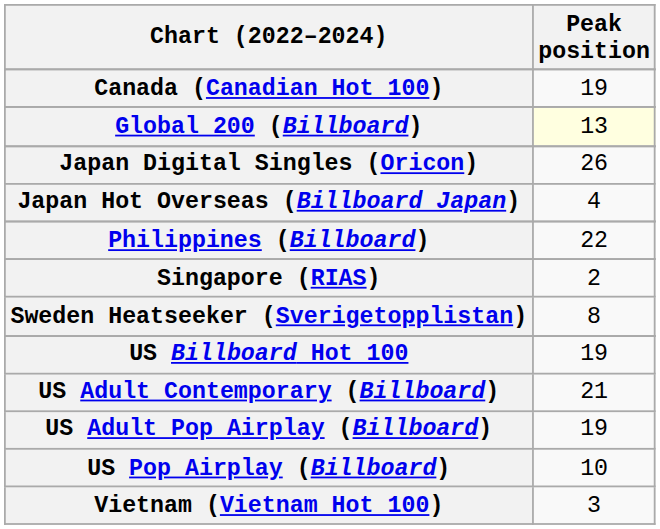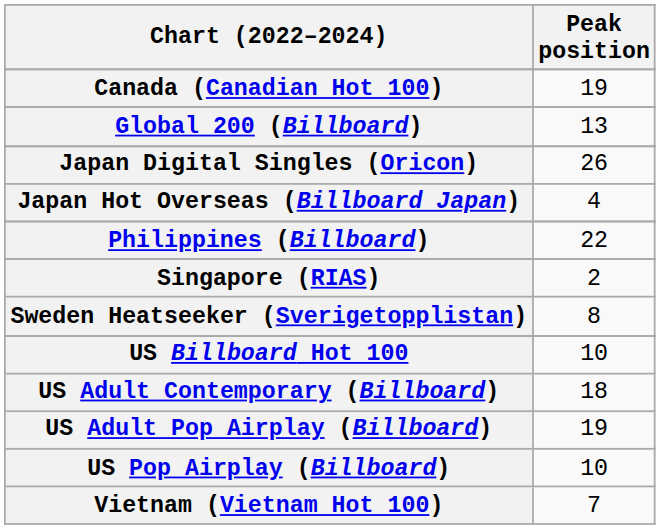(594, 127) lightyellow background -> (594, 127) no background
(594, 354) 19 -> (594, 354) 10
(594, 392) 21 -> (594, 392) 18
(594, 506) 3 -> (594, 506) 7
